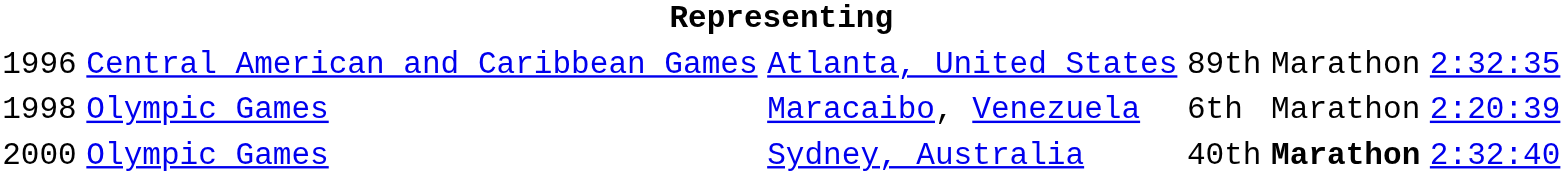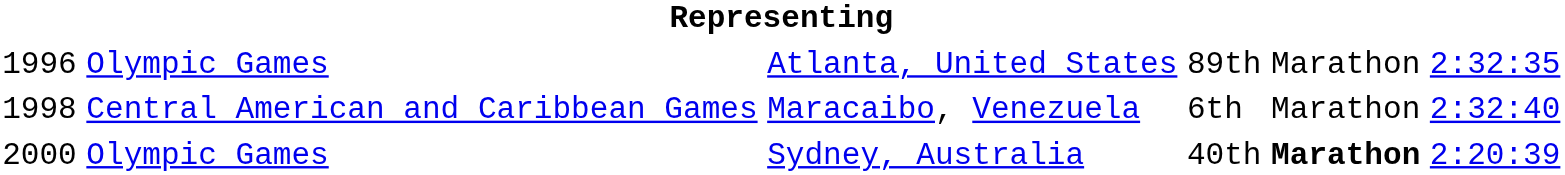(422, 65) Central American and Caribbean Games -> (208, 65) Olympic Games
(208, 110) Olympic Games -> (422, 110) Central American and Caribbean Games
(1495, 110) 2:20:39 -> (1495, 110) 2:32:40
(1495, 155) 2:32:40 -> (1495, 155) 2:20:39
